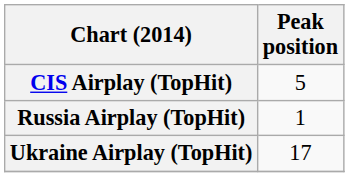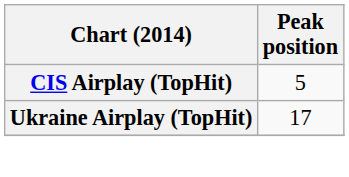- row: (131, 117)
